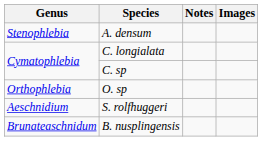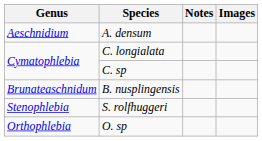(38, 32) Stenophlebia -> (38, 32) Aeschnidium
rows swapped: (115, 88) <-> (141, 126)
(38, 107) Aeschnidium -> (38, 107) Stenophlebia
